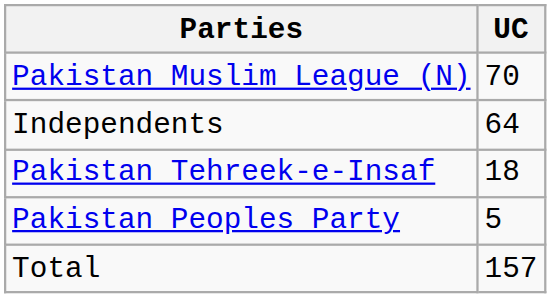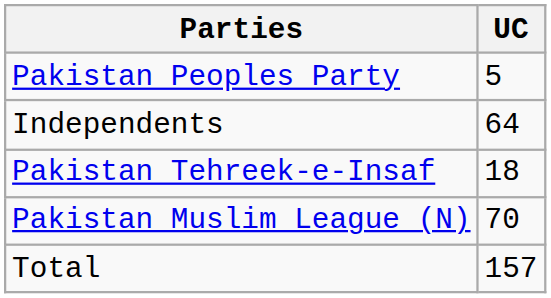rows swapped: (241, 77) <-> (206, 221)
